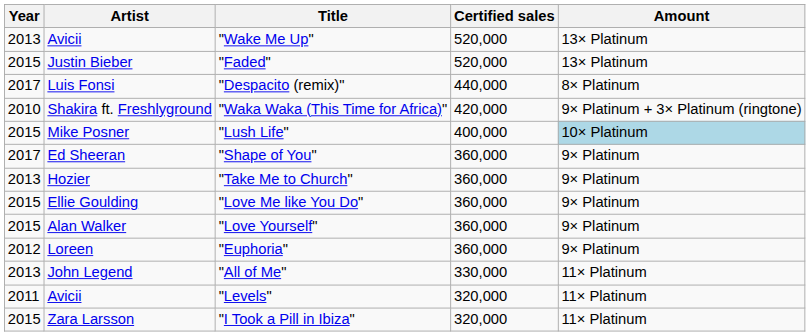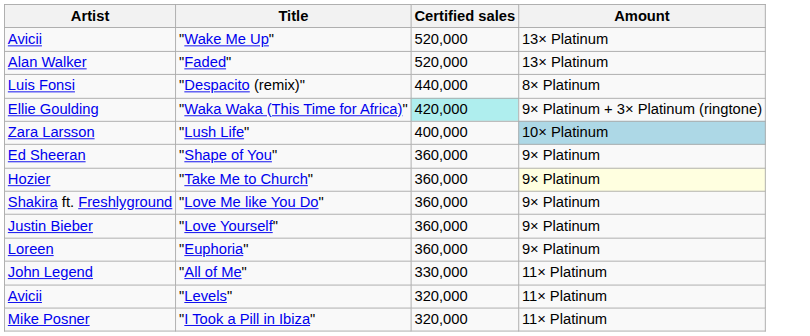- column: (24, 16)
(90, 62) Justin Bieber -> (47, 62) Alan Walker
(130, 109) Shakira ft. Freshlyground -> (53, 109) Ellie Goulding
(481, 109) no background -> (441, 109) paleturquoise background
(88, 132) Mike Posner -> (51, 132) Zara Larsson
(600, 179) no background -> (561, 179) lightyellow background
(93, 202) Ellie Goulding -> (90, 202) Shakira ft. Freshlyground
(87, 226) Alan Walker -> (50, 226) Justin Bieber
(91, 319) Zara Larsson -> (49, 319) Mike Posner
